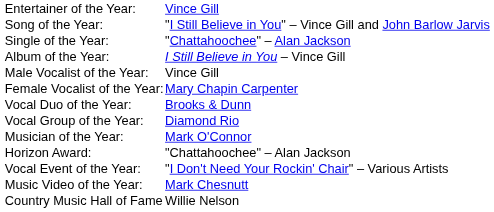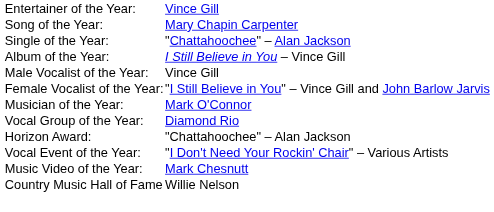(327, 25) "I Still Believe in You" – Vince Gill and John Barlow Jarvis -> (232, 25) Mary Chapin Carpenter
(232, 89) Mary Chapin Carpenter -> (327, 89) "I Still Believe in You" – Vince Gill and John Barlow Jarvis
- row: (68, 105)
rows swapped: (74, 121) <-> (64, 137)
